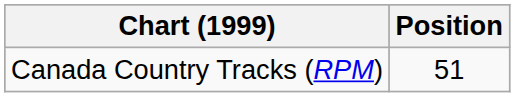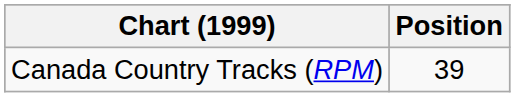(449, 69) 51 -> (449, 69) 39
